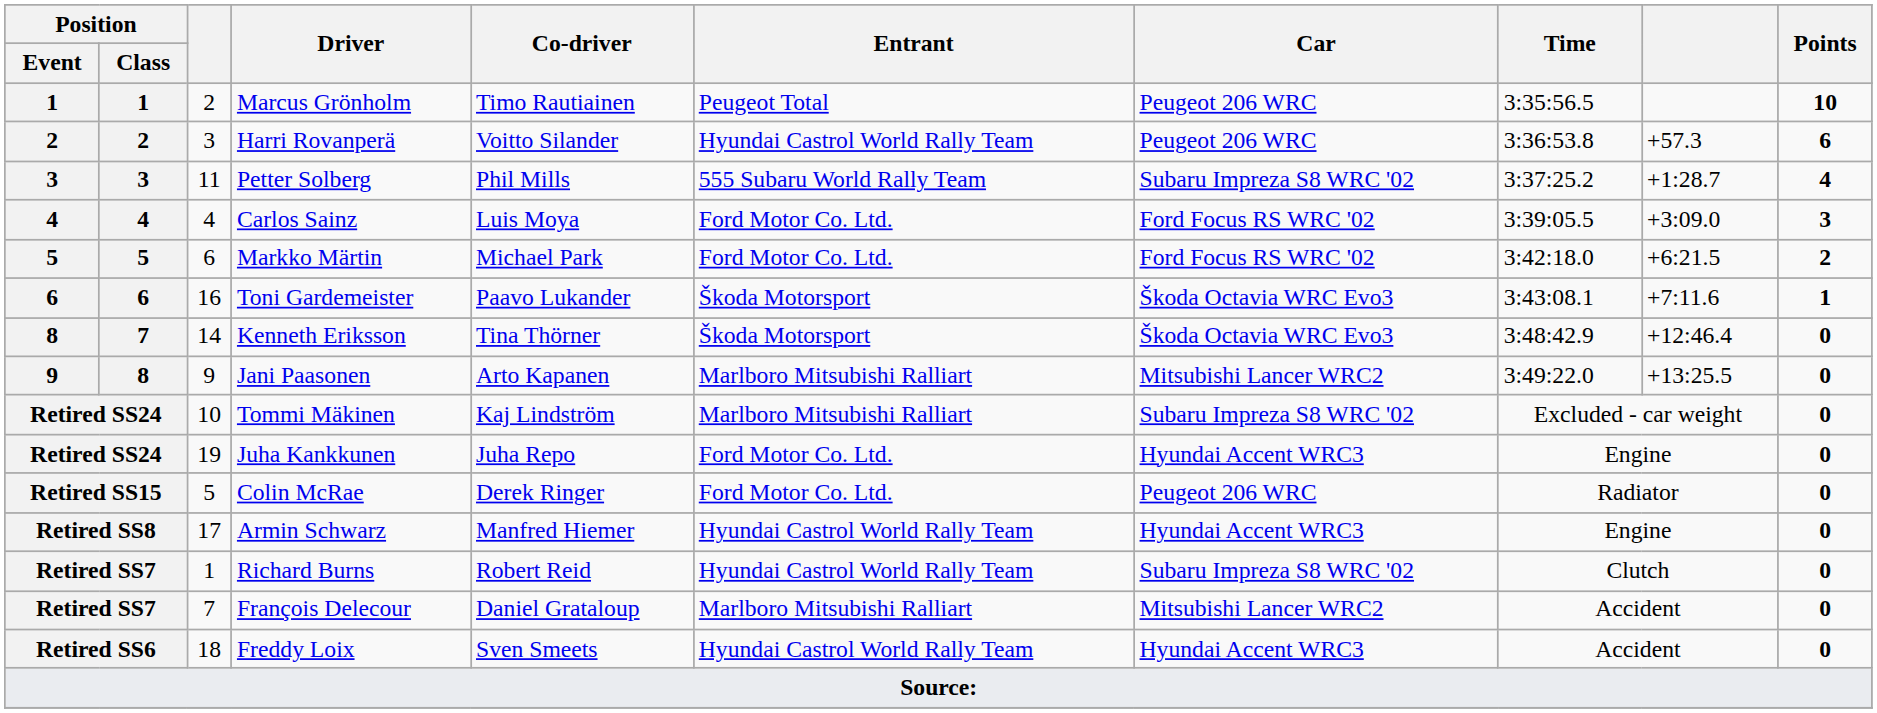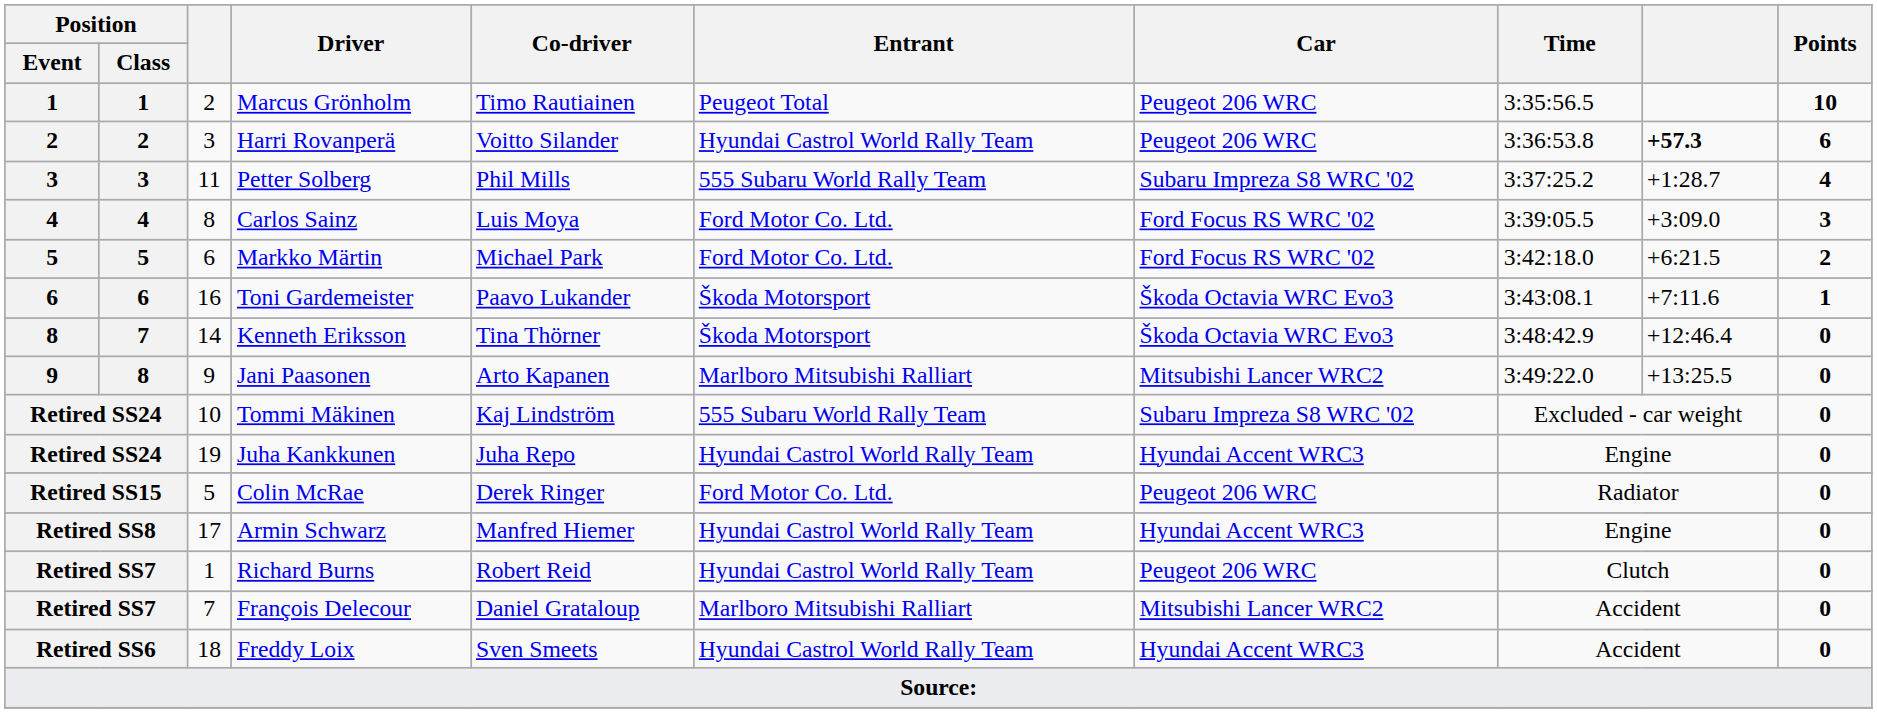(1674, 140) normal -> (1675, 140) bold
(209, 218) 4 -> (209, 218) 8
(835, 414) Marlboro Mitsubishi Ralliart -> (842, 414) 555 Subaru World Rally Team
(796, 453) Ford Motor Co. Ltd. -> (866, 453) Hyundai Castrol World Rally Team
(1277, 570) Subaru Impreza S8 WRC '02 -> (1228, 570) Peugeot 206 WRC
